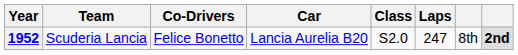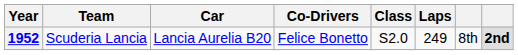columns swapped: (199, 16) <-> (309, 16)
(435, 38) 247 -> (435, 38) 249
